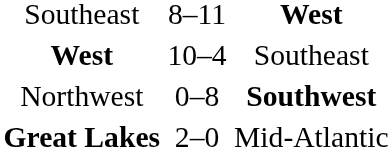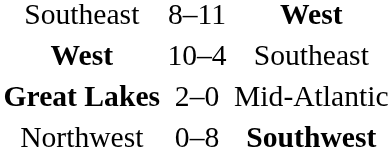rows swapped: (82, 96) <-> (82, 136)
